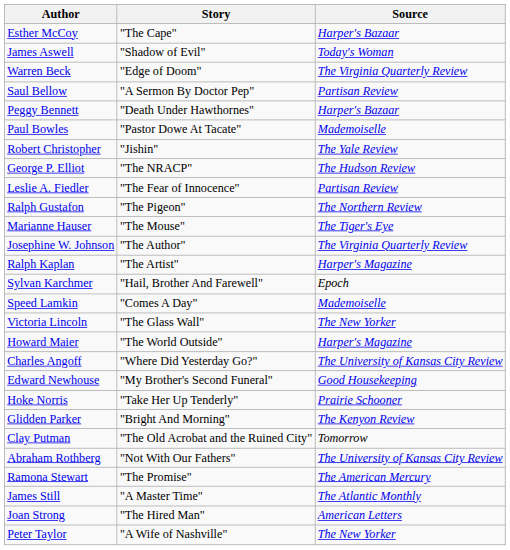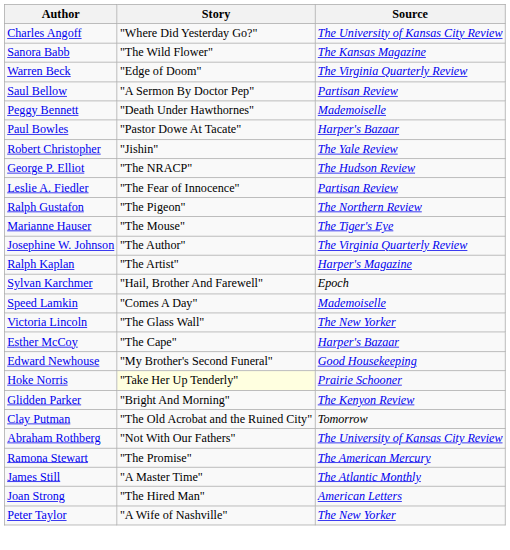rows swapped: (44, 361) <-> (42, 33)
- row: (40, 52)
+ row: (38, 52)
(358, 110) Harper's Bazaar -> (352, 110) Mademoiselle
(352, 129) Mademoiselle -> (358, 129) Harper's Bazaar
- row: (43, 341)
(179, 399) no background -> (179, 380) lightyellow background
